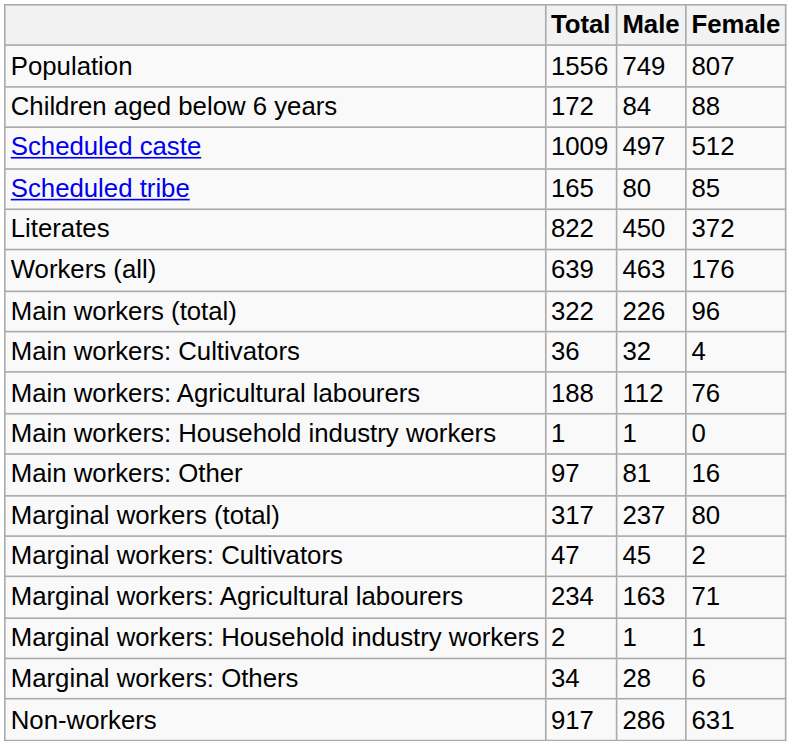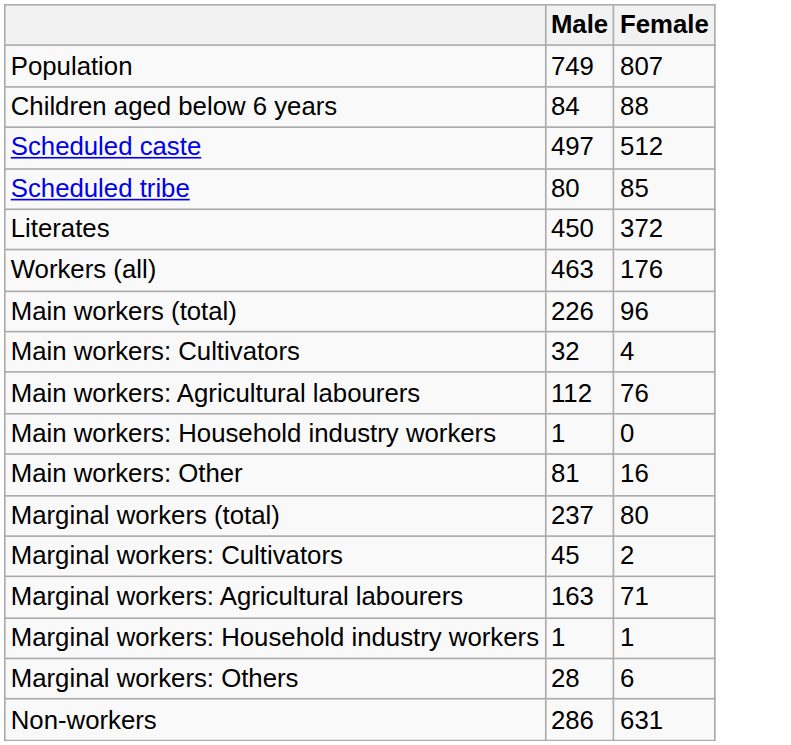- column: (581, 24)
